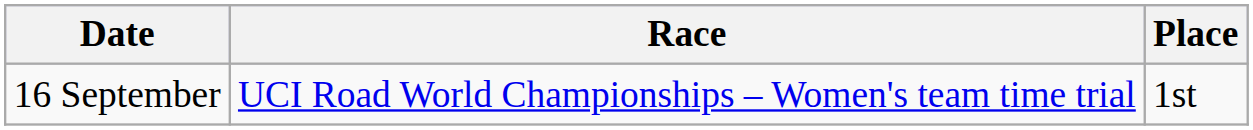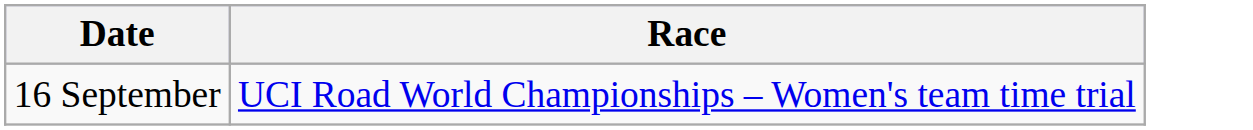- column: (1196, 34)
